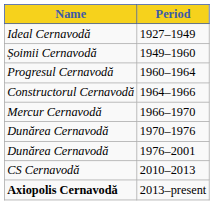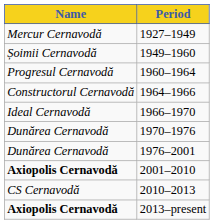(49, 33) Ideal Cernavodă -> (54, 33) Mercur Cernavodă
(54, 111) Mercur Cernavodă -> (49, 111) Ideal Cernavodă
+ row: (168, 170)
